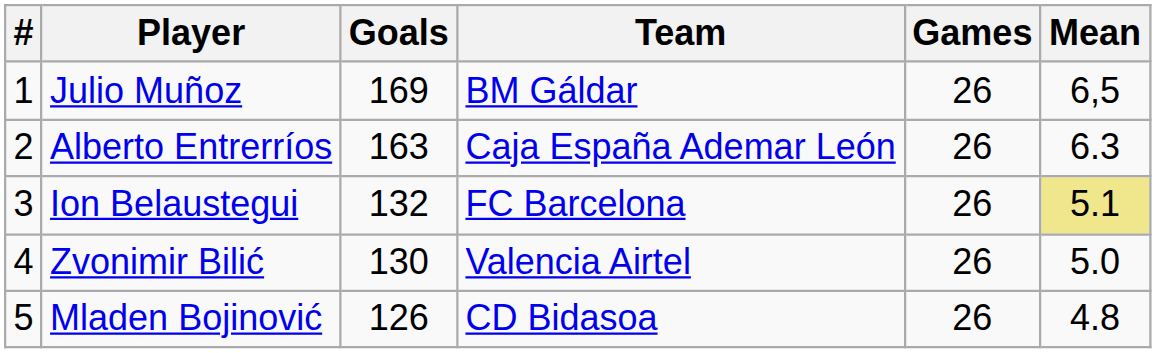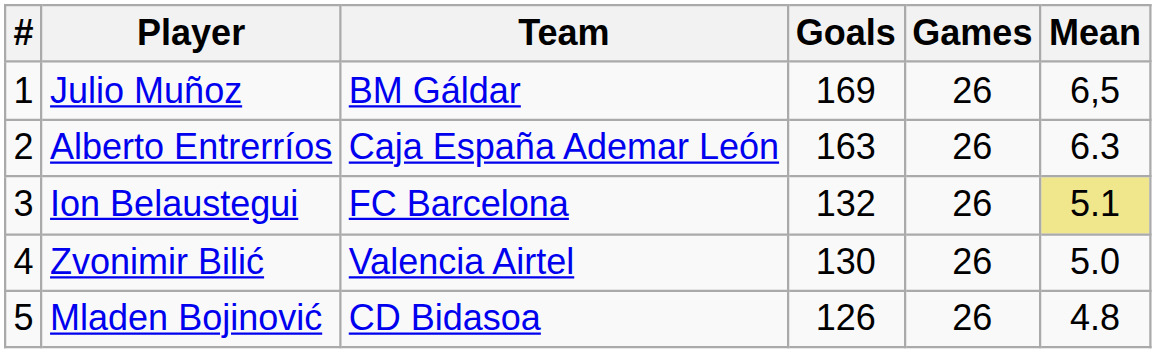columns swapped: (681, 33) <-> (399, 33)
